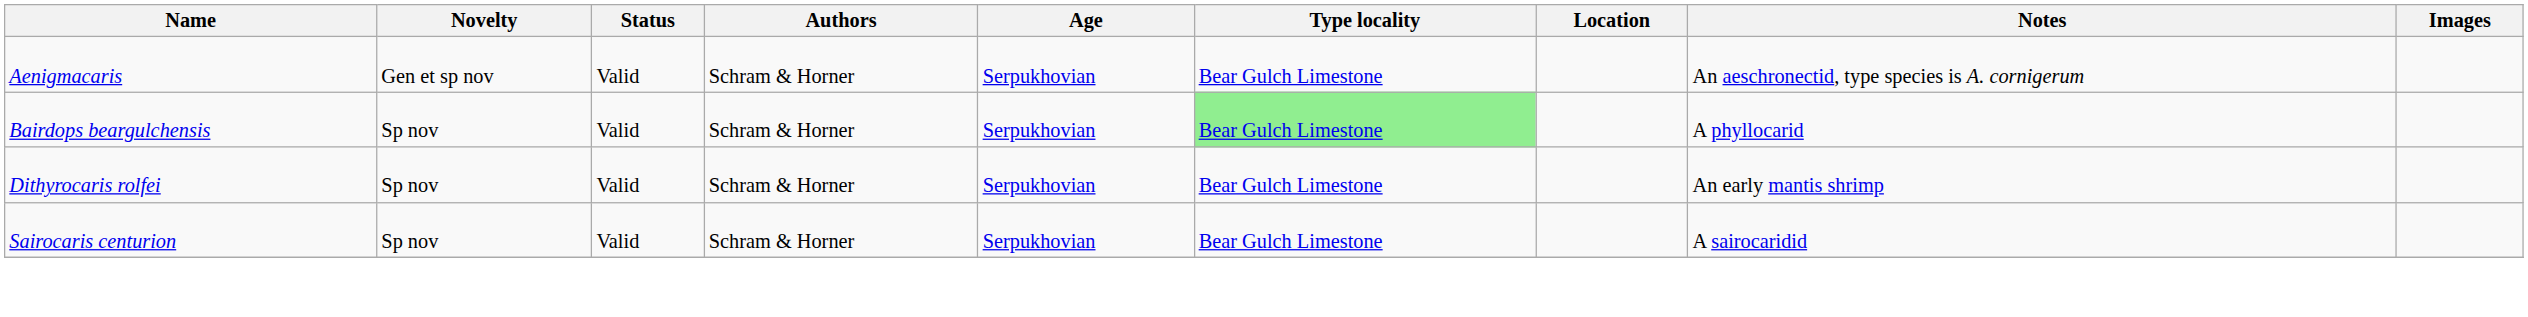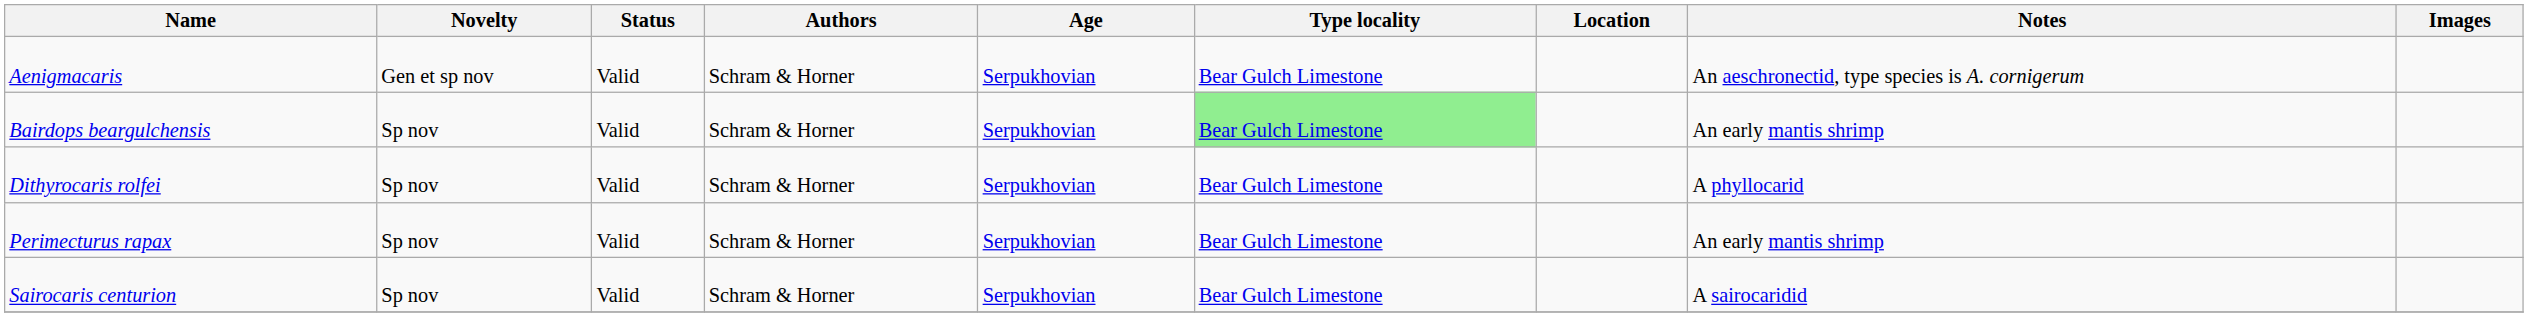(1748, 130) A phyllocarid -> (1788, 130) An early mantis shrimp
(1788, 185) An early mantis shrimp -> (1748, 185) A phyllocarid
+ row: (90, 240)
